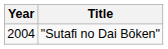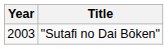(21, 34) 2004 -> (21, 34) 2003
